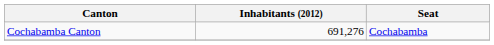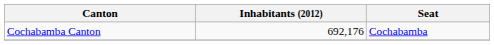(346, 31) 691,276 -> (346, 31) 692,176
